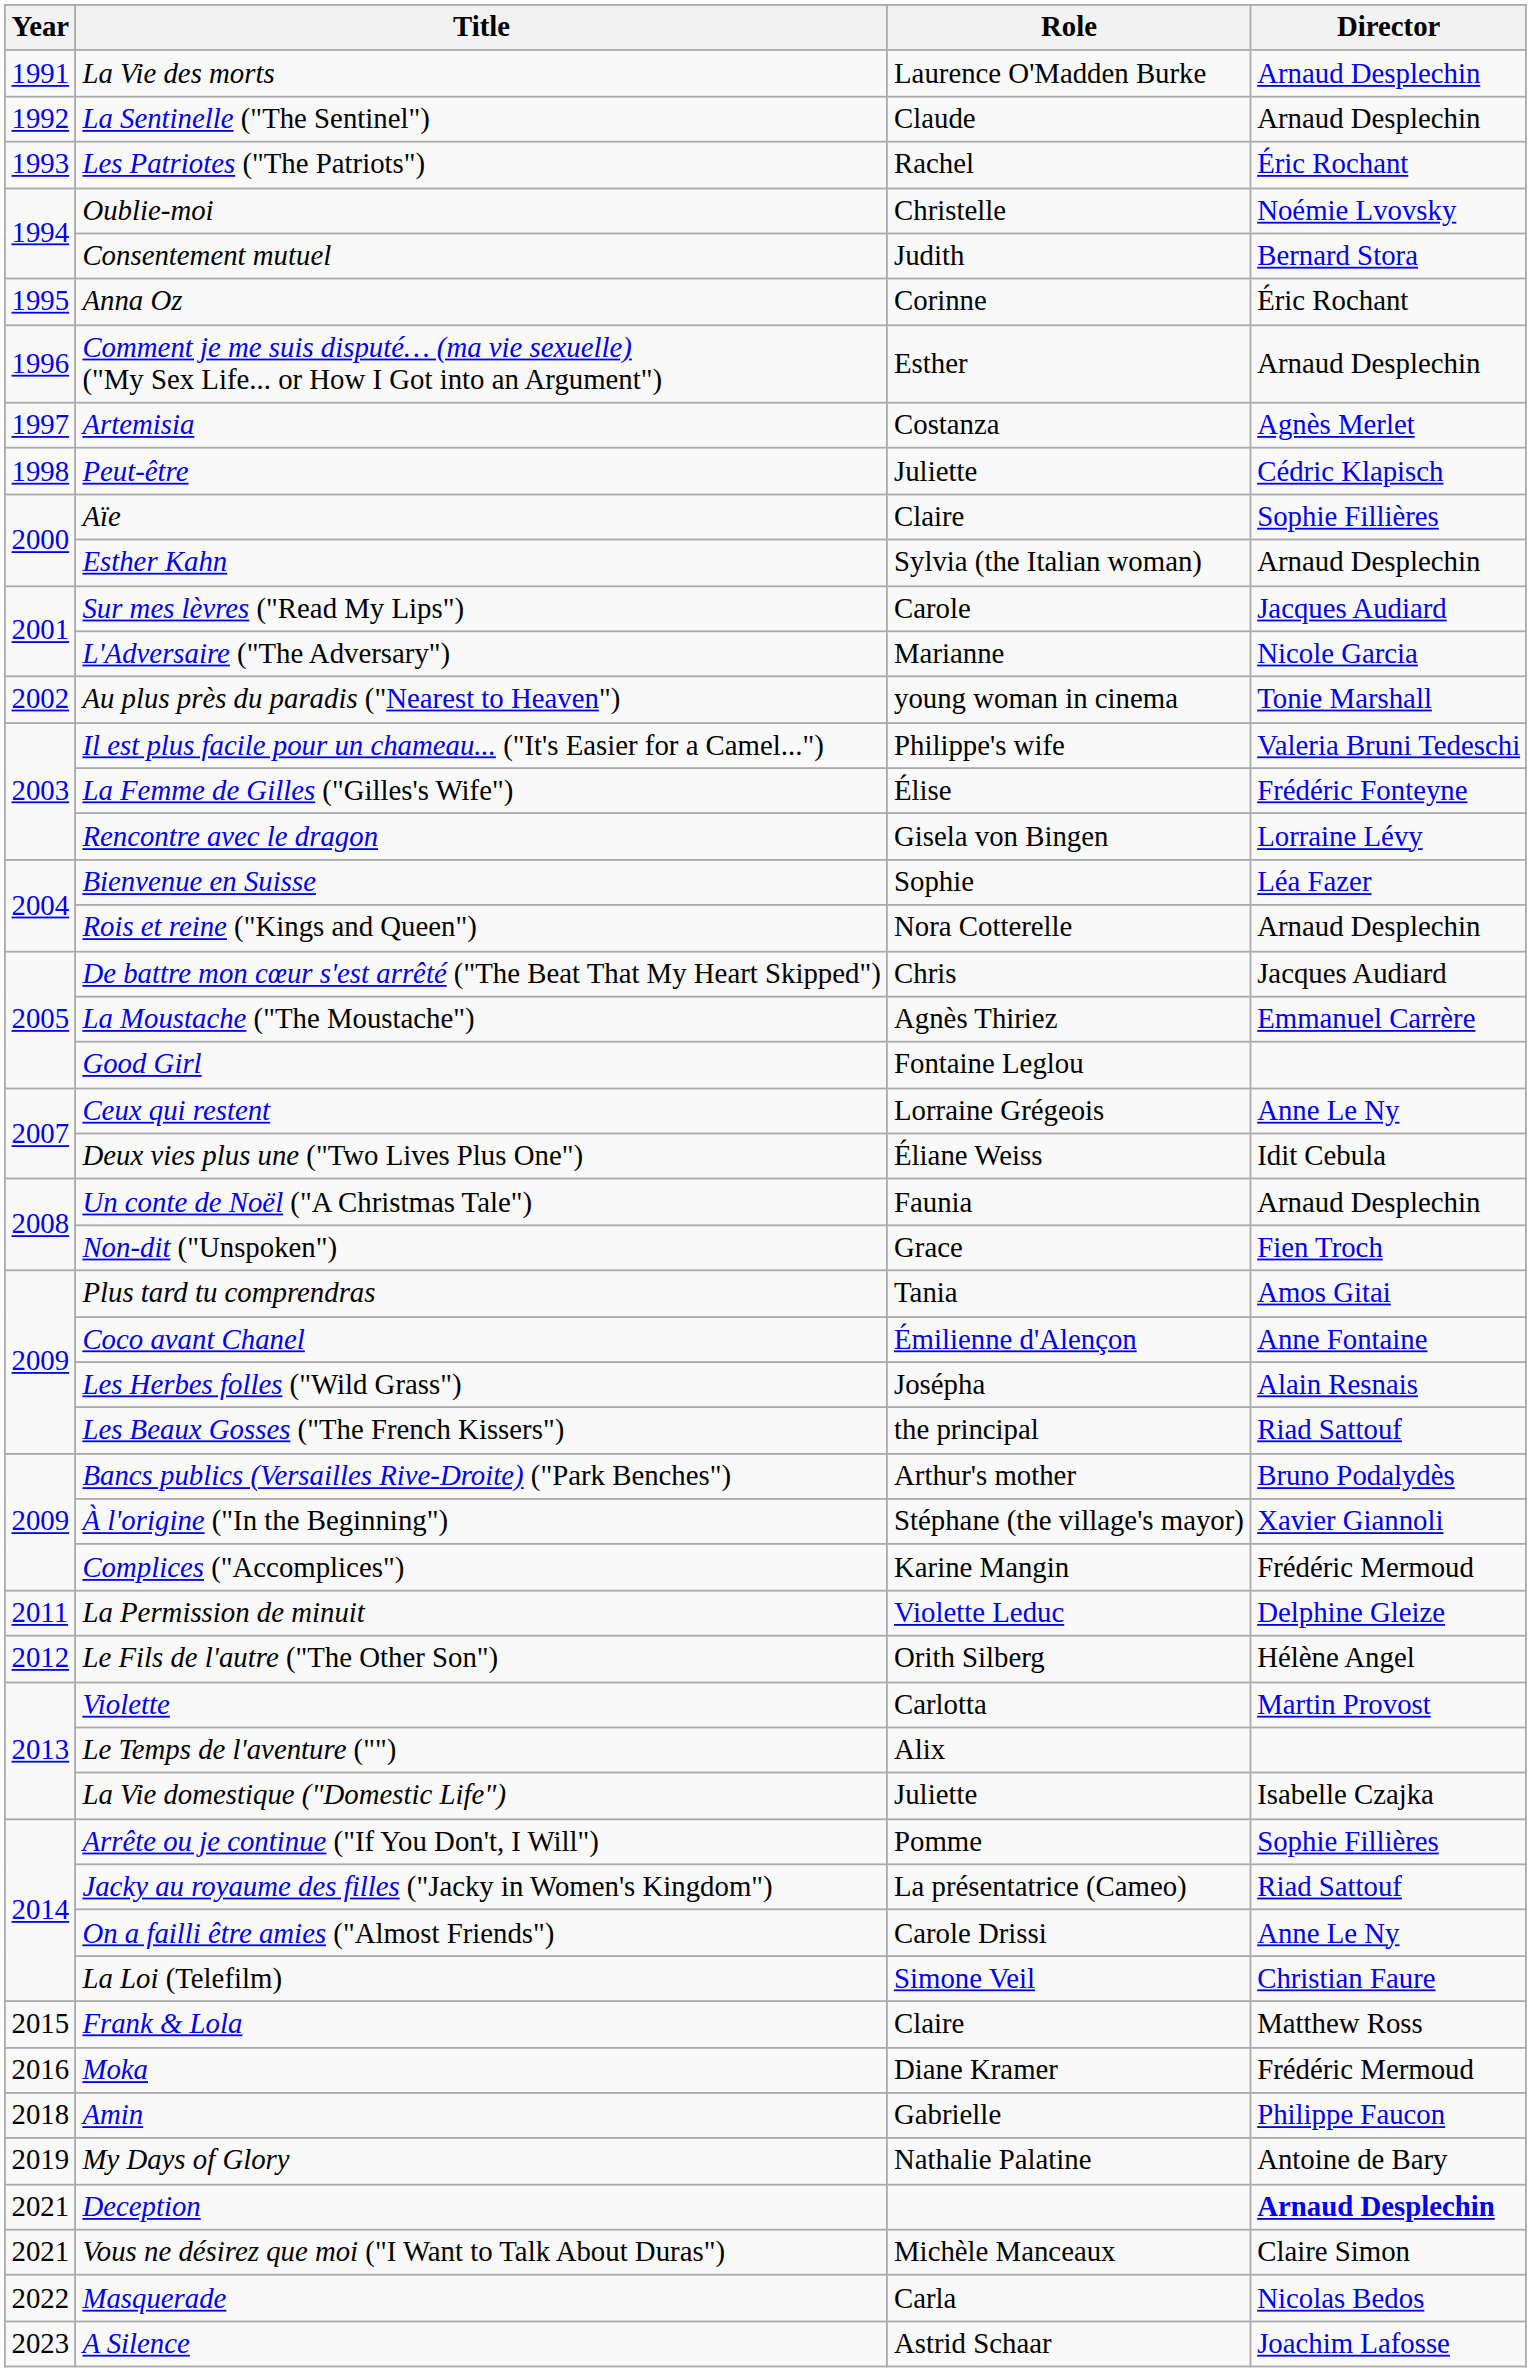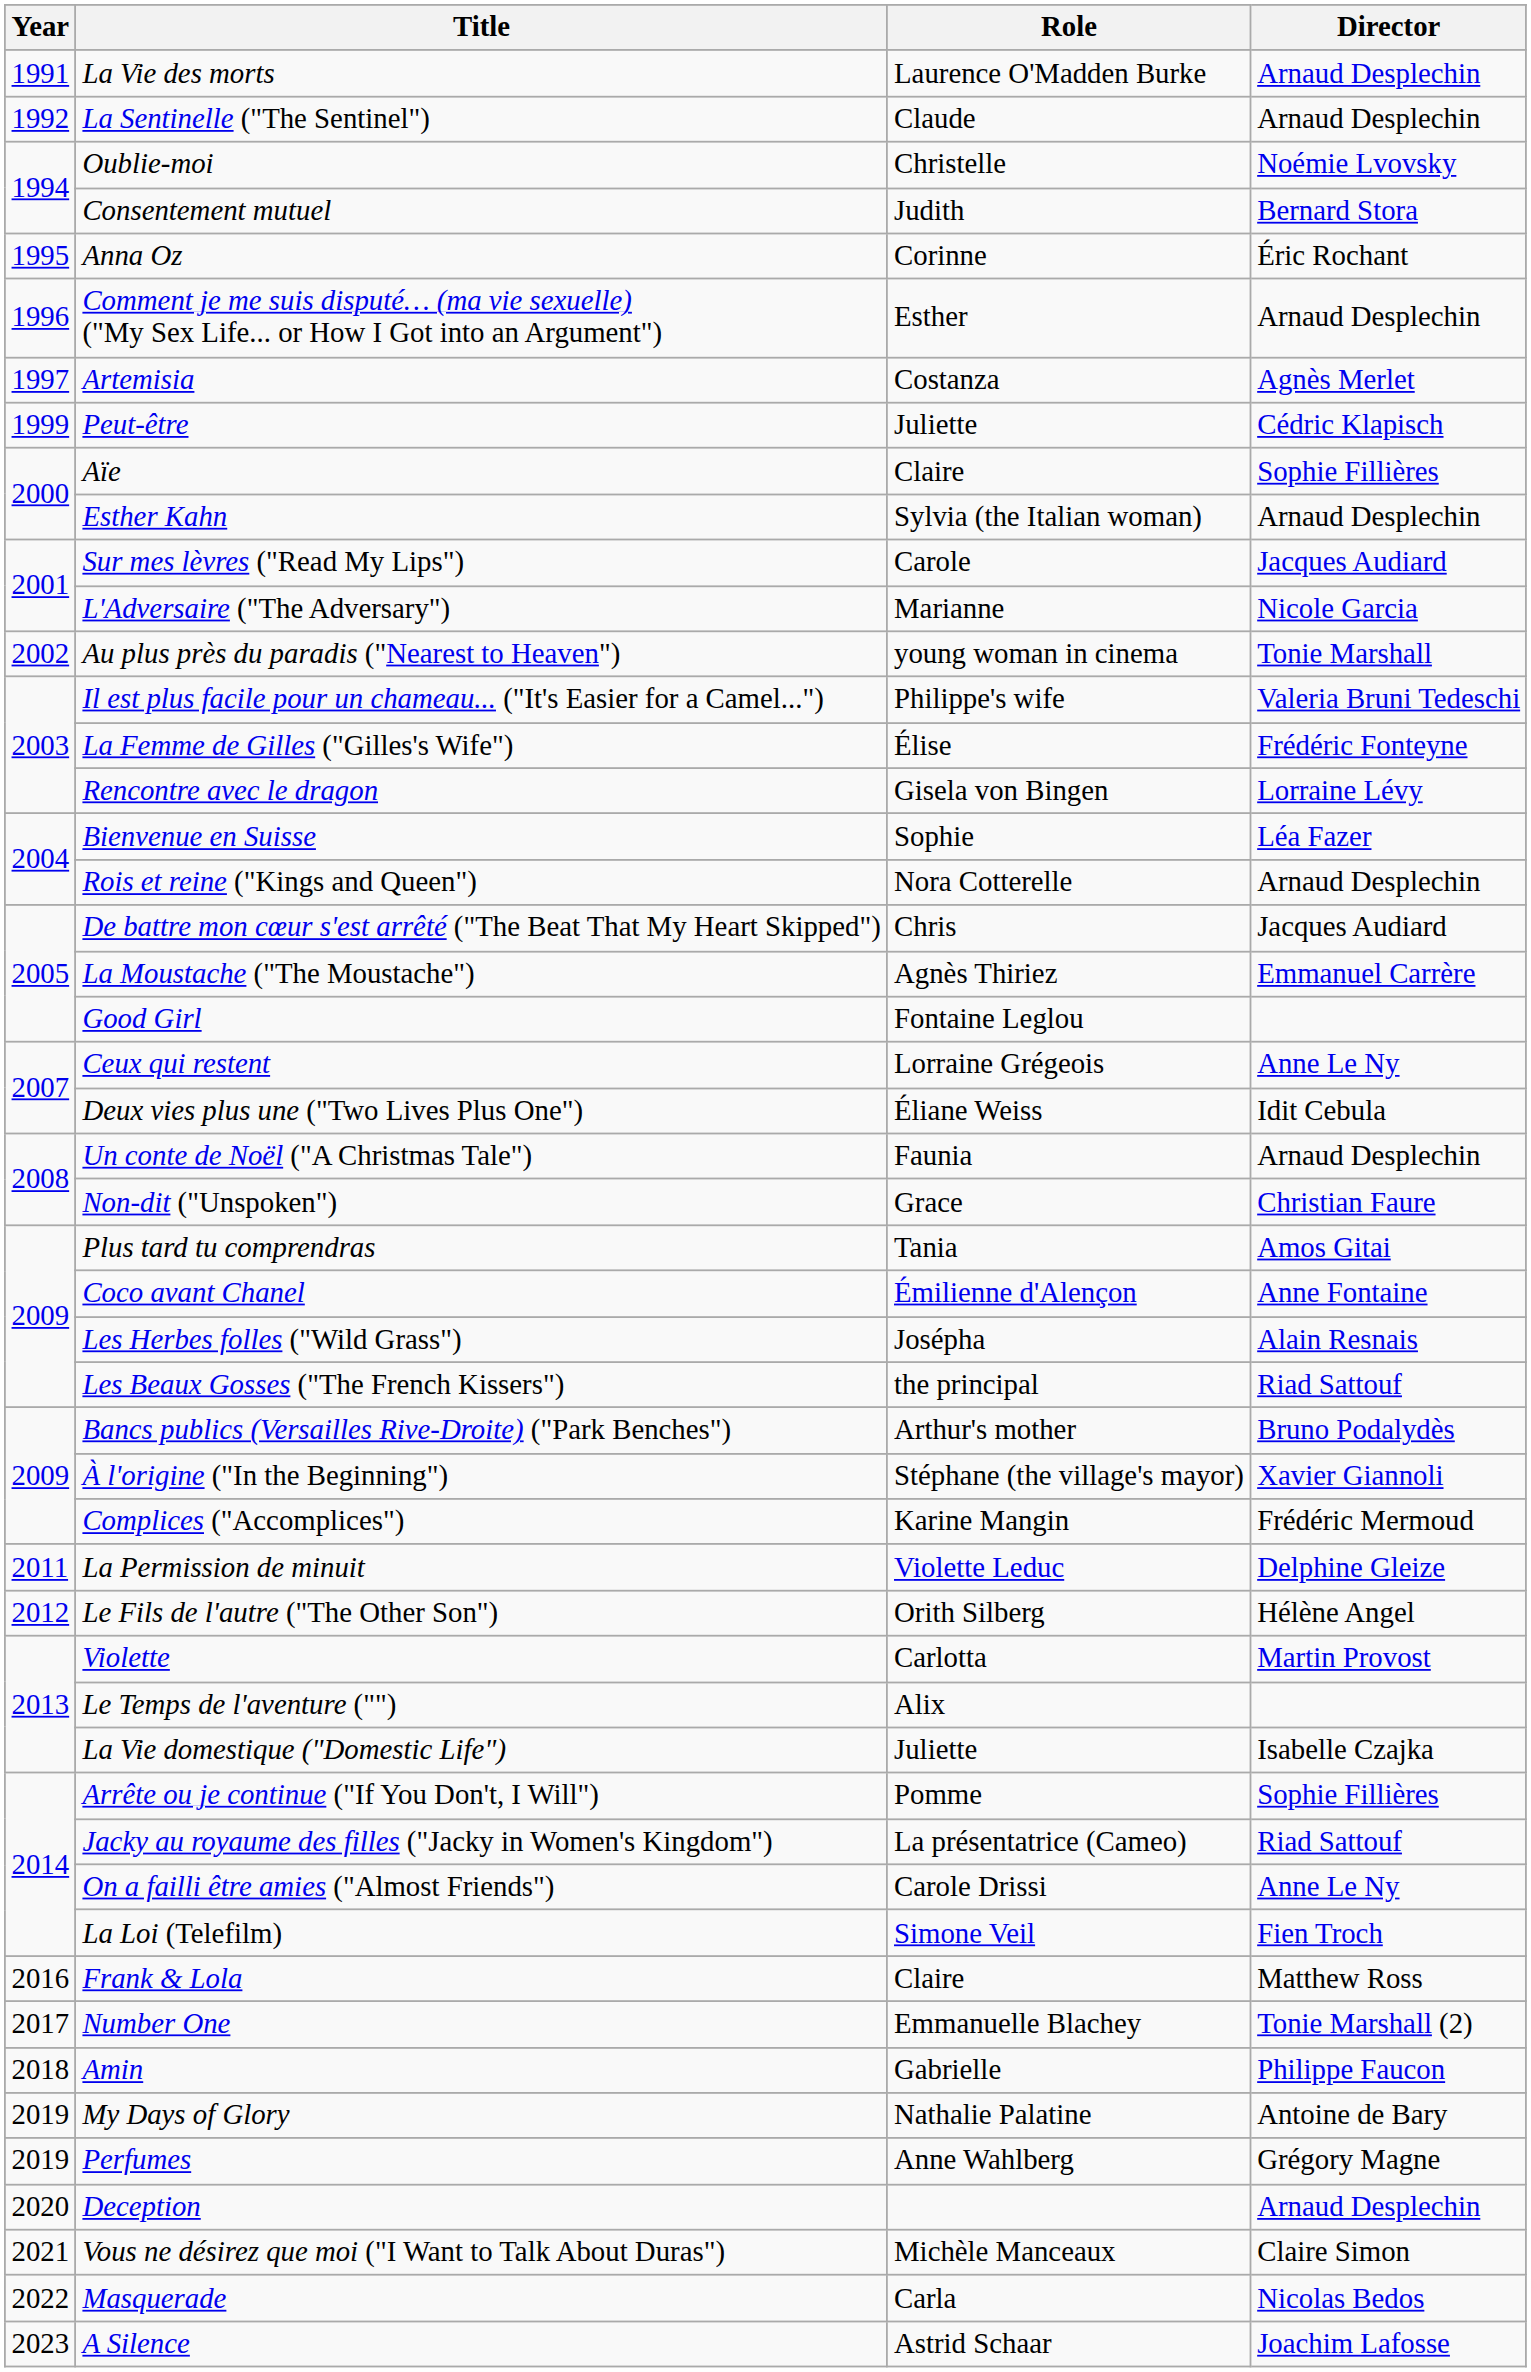- row: (254, 164)
(40, 470) 1998 -> (40, 425) 1999
(1320, 1247) Fien Troch -> (1346, 1201) Christian Faure
(1346, 1978) Christian Faure -> (1320, 1932) Fien Troch
(40, 2023) 2015 -> (40, 1978) 2016
- row: (115, 2069)
+ row: (156, 2023)
+ row: (137, 2160)
(40, 2206) 2021 -> (40, 2206) 2020
(1376, 2206) bold -> (1369, 2206) normal
